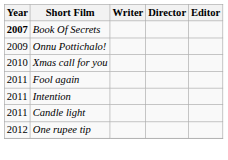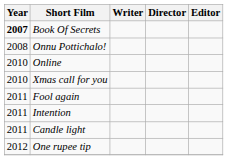(17, 46) 2009 -> (17, 46) 2008
+ row: (47, 63)
